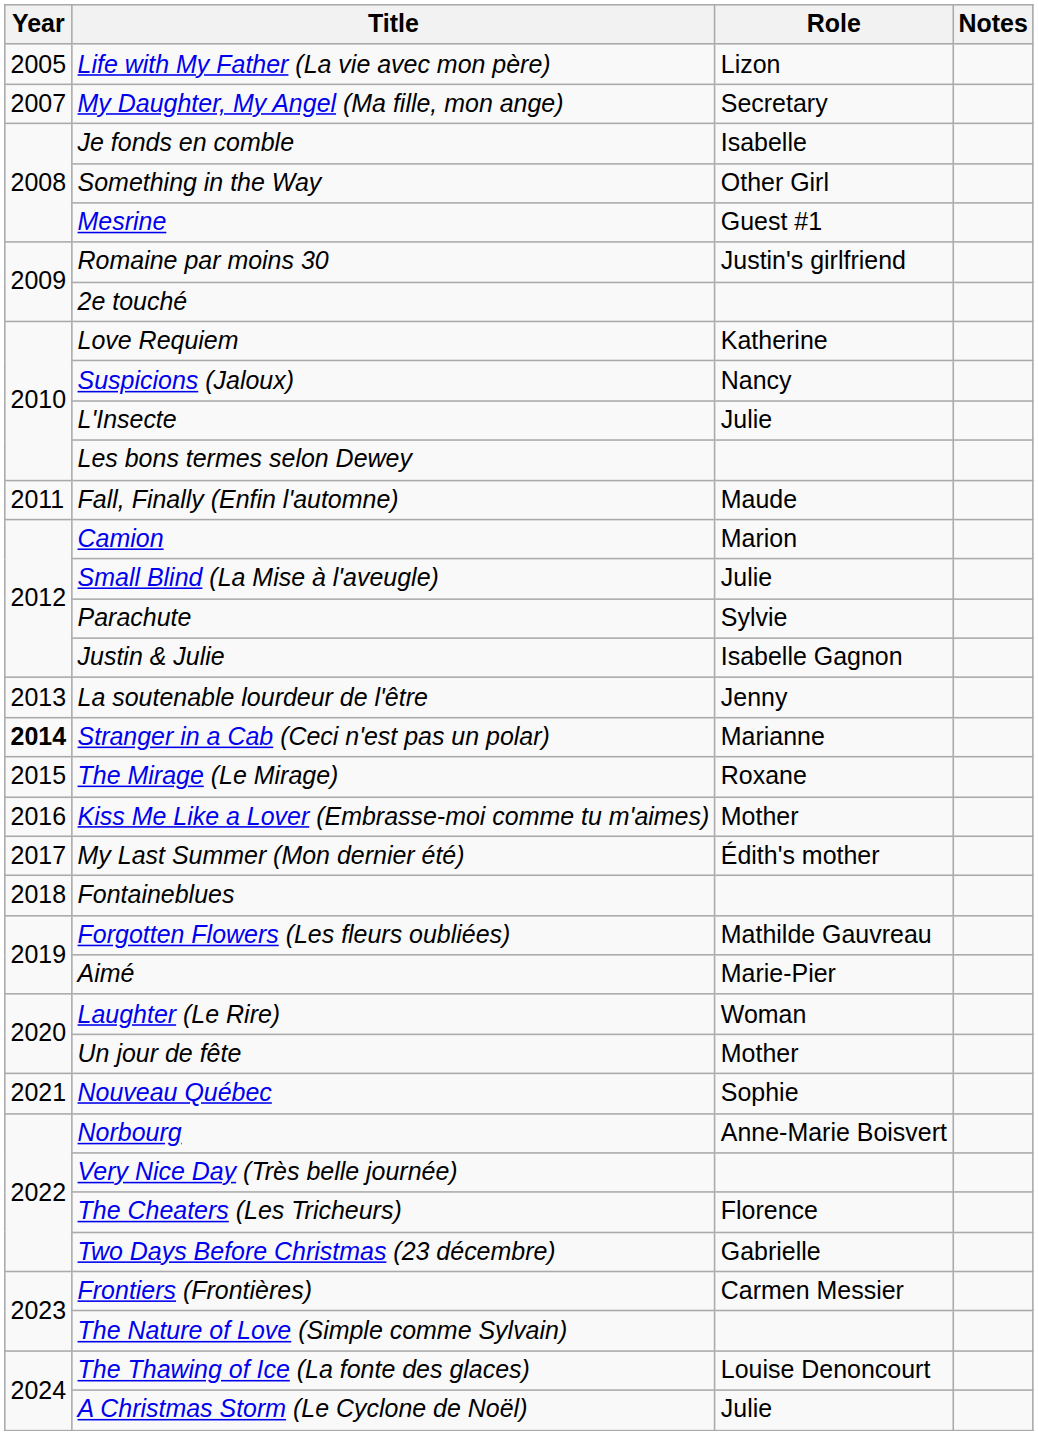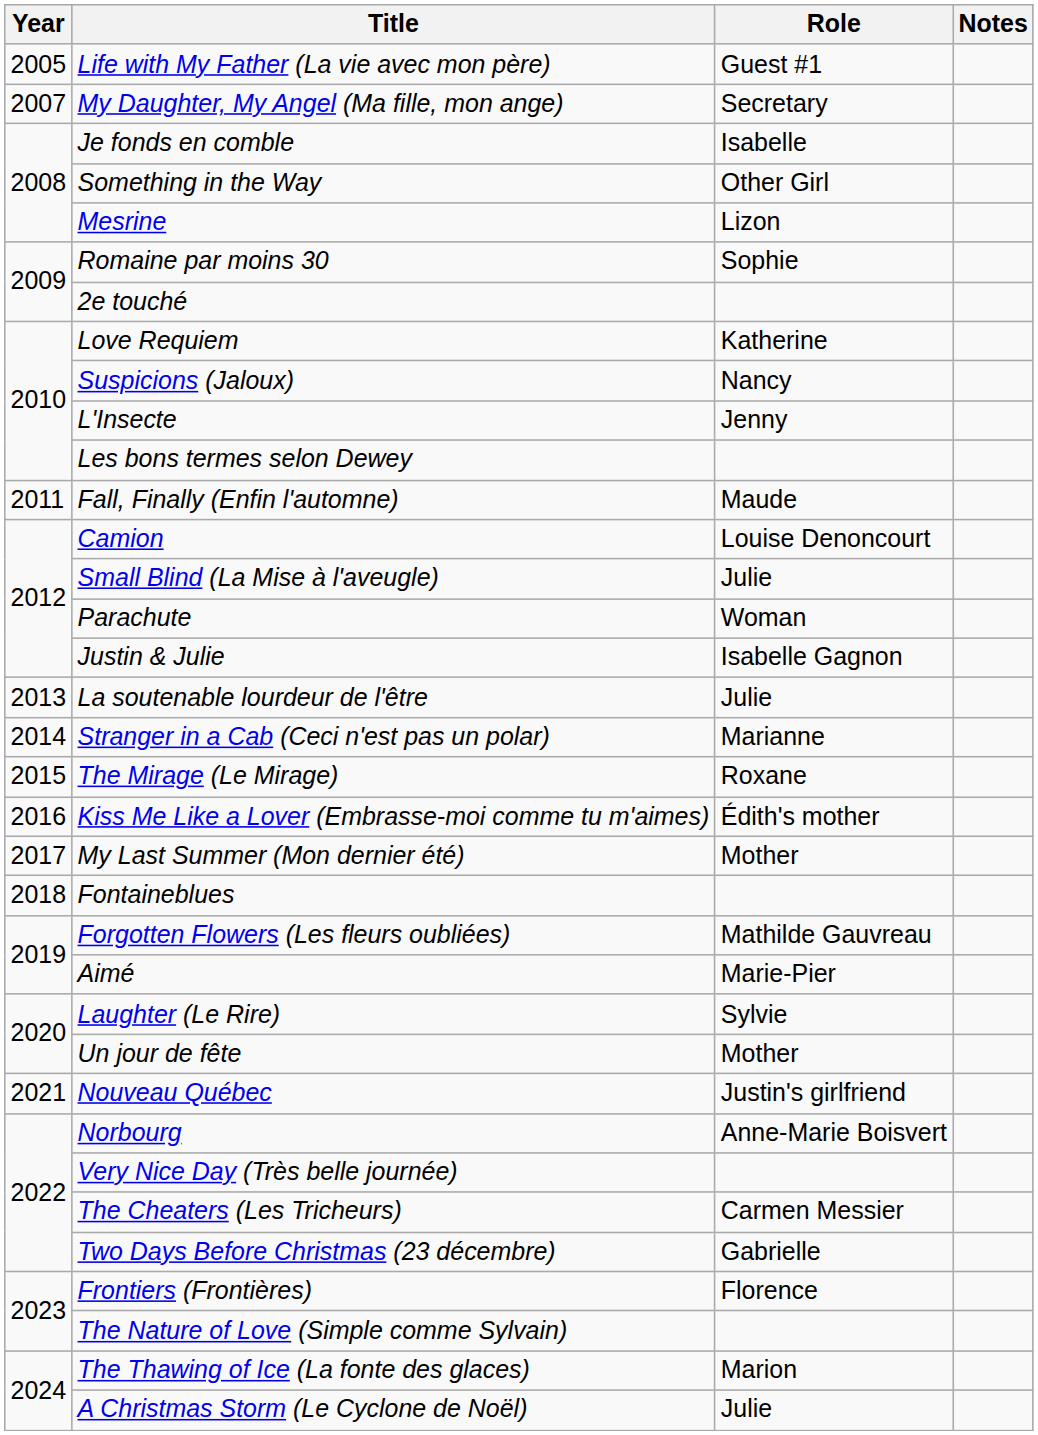(751, 63) Lizon -> (771, 63) Guest #1
(771, 222) Guest #1 -> (751, 222) Lizon
(813, 261) Justin's girlfriend -> (760, 261) Sophie
(746, 420) Julie -> (754, 420) Jenny
(759, 538) Marion -> (826, 538) Louise Denoncourt
(754, 618) Sylvie -> (764, 618) Woman
(754, 697) Jenny -> (746, 697) Julie
(38, 736) bold -> (38, 736) normal
(760, 815) Mother -> (800, 815) Édith's mother
(800, 855) Édith's mother -> (760, 855) Mother
(764, 1013) Woman -> (754, 1013) Sylvie
(760, 1093) Sophie -> (813, 1093) Justin's girlfriend
(769, 1211) Florence -> (812, 1211) Carmen Messier
(812, 1291) Carmen Messier -> (769, 1291) Florence
(826, 1370) Louise Denoncourt -> (759, 1370) Marion
